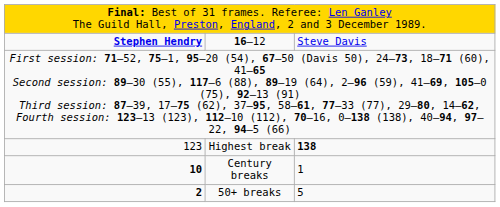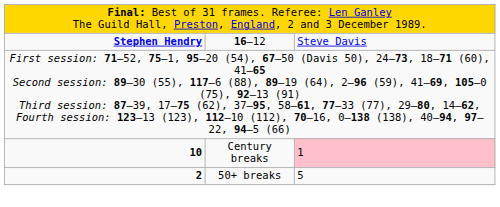- row: (250, 147)
(300, 170) no background -> (300, 153) pink background
